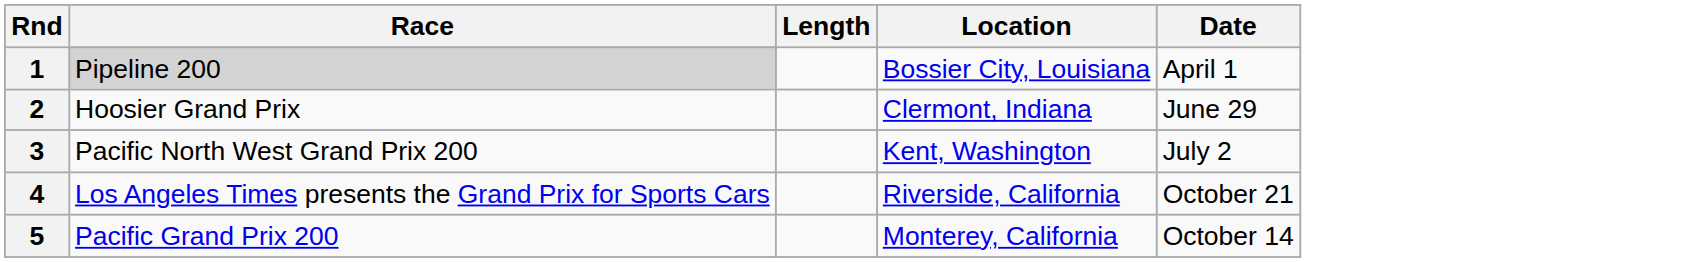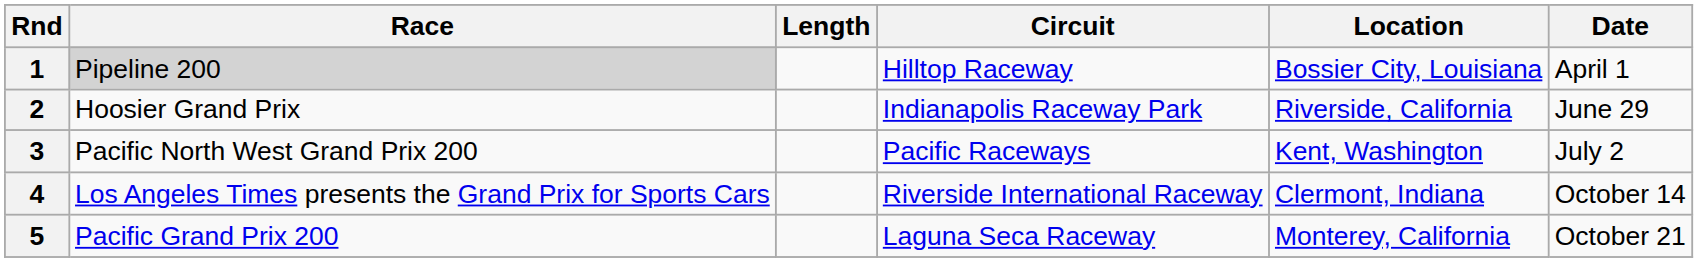+ column: (1073, 26)
(987, 110) Clermont, Indiana -> (1393, 110) Riverside, California
(1001, 194) Riverside, California -> (1379, 194) Clermont, Indiana
(1228, 194) October 21 -> (1620, 194) October 14
(1228, 236) October 14 -> (1620, 236) October 21
